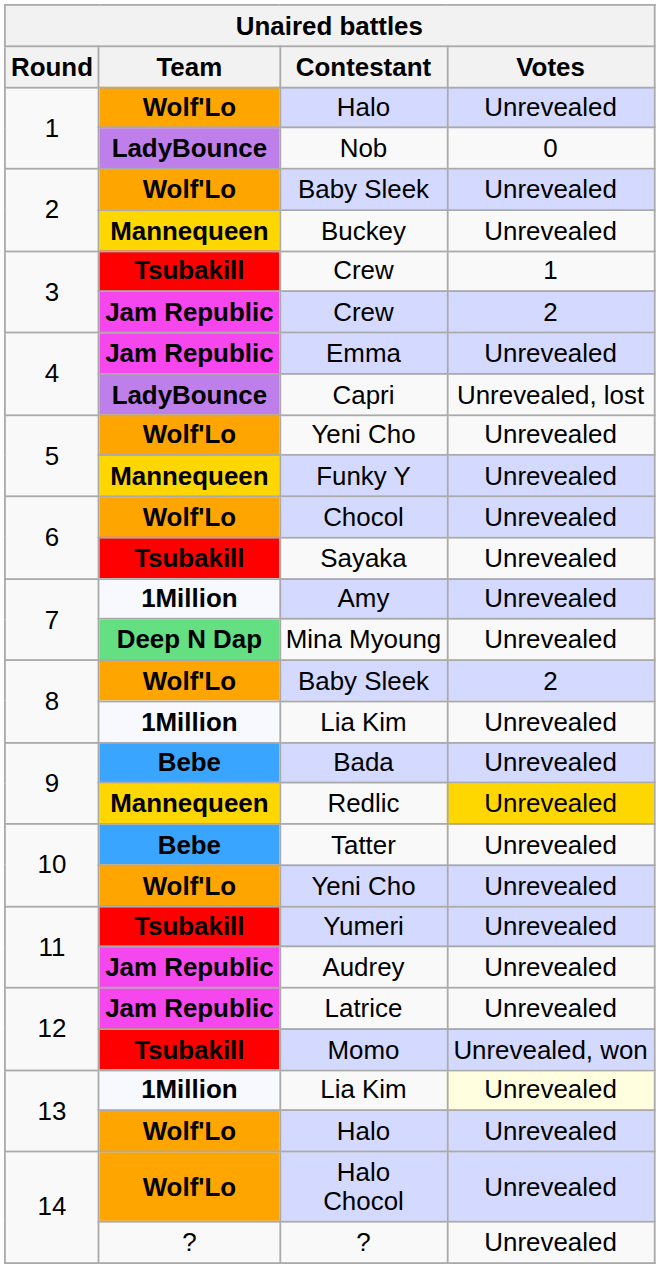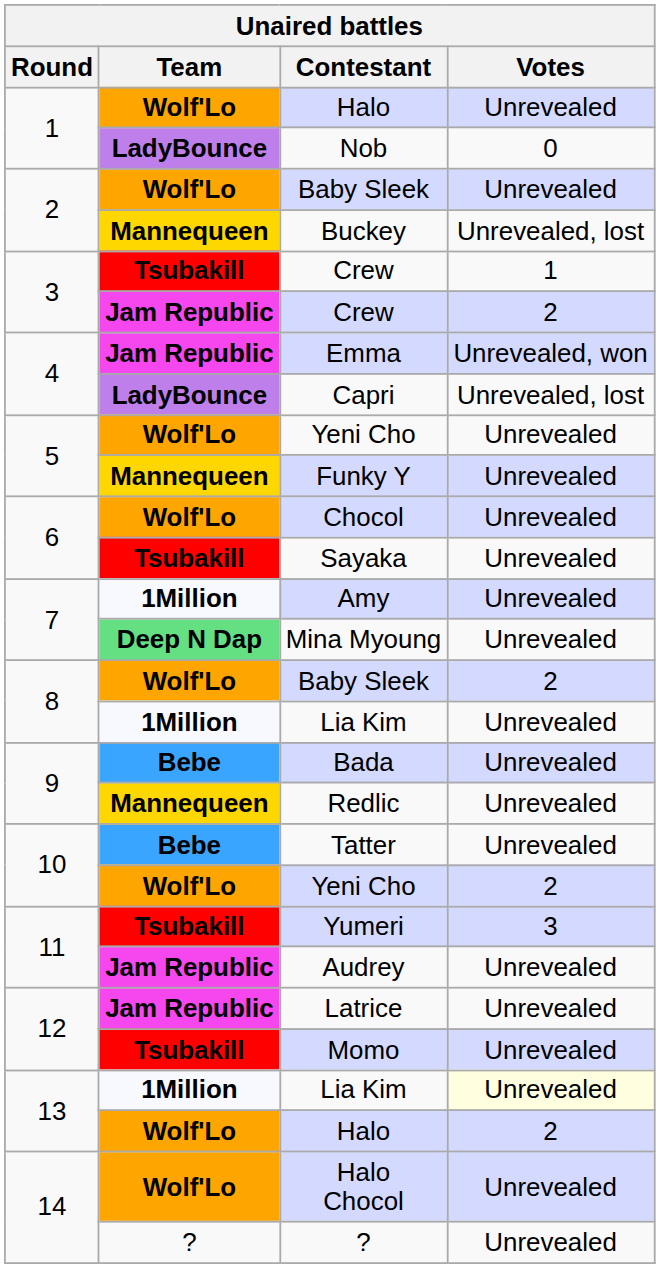(551, 231) Unrevealed -> (551, 231) Unrevealed, lost
(551, 353) Unrevealed -> (551, 353) Unrevealed, won
(551, 804) gold background -> (551, 804) no background
(551, 886) Unrevealed -> (551, 886) 2
(551, 927) Unrevealed -> (551, 927) 3
(551, 1050) Unrevealed, won -> (551, 1050) Unrevealed
(551, 1131) Unrevealed -> (551, 1131) 2
